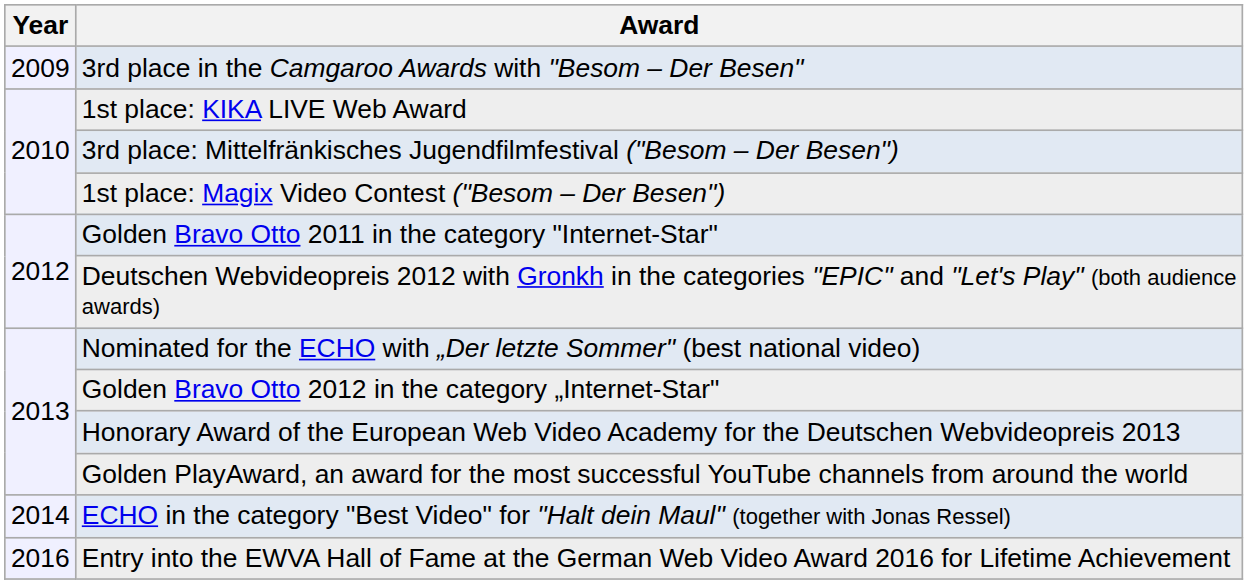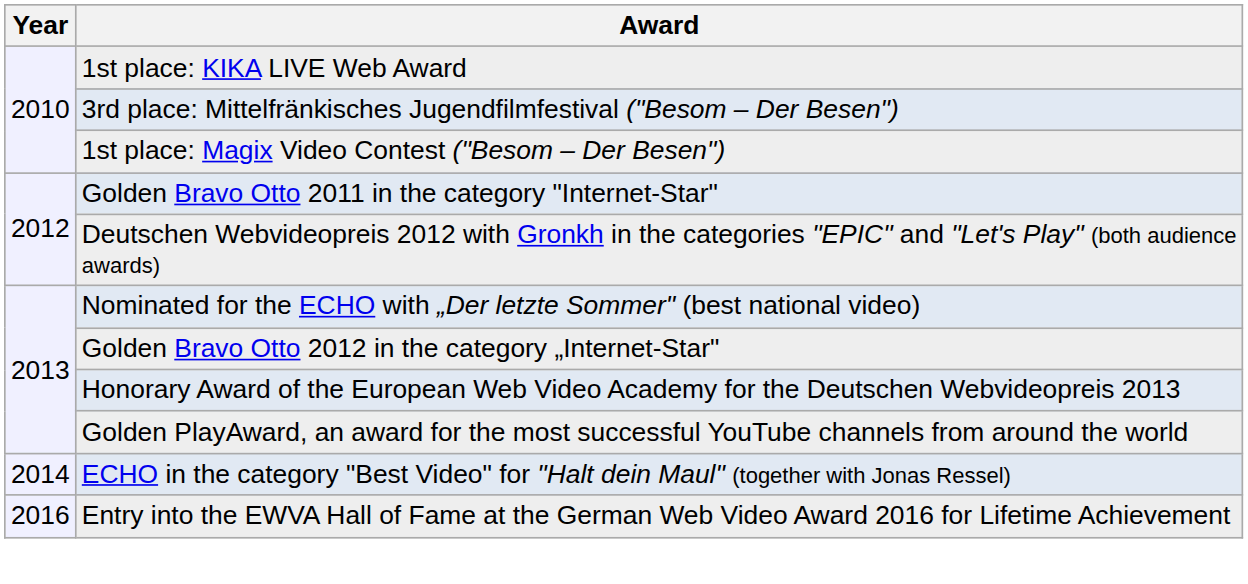- row: (443, 67)
